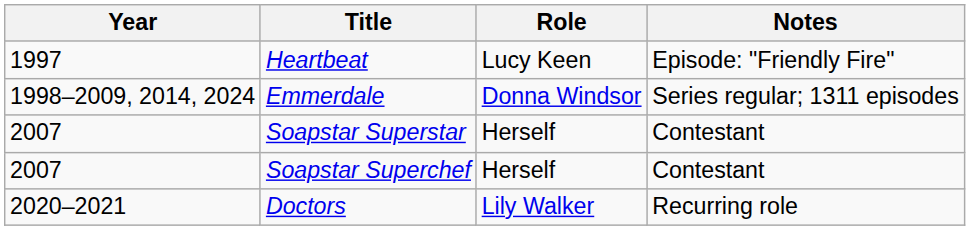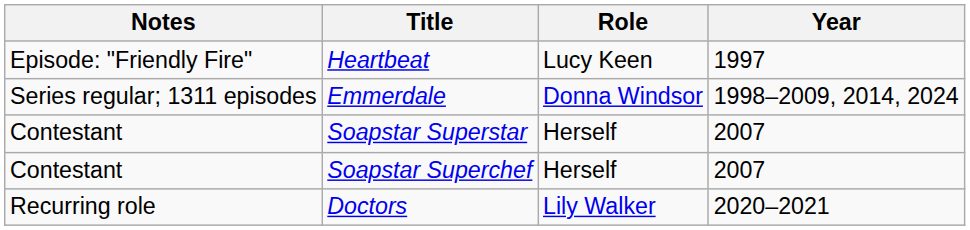columns swapped: (133, 22) <-> (806, 22)
